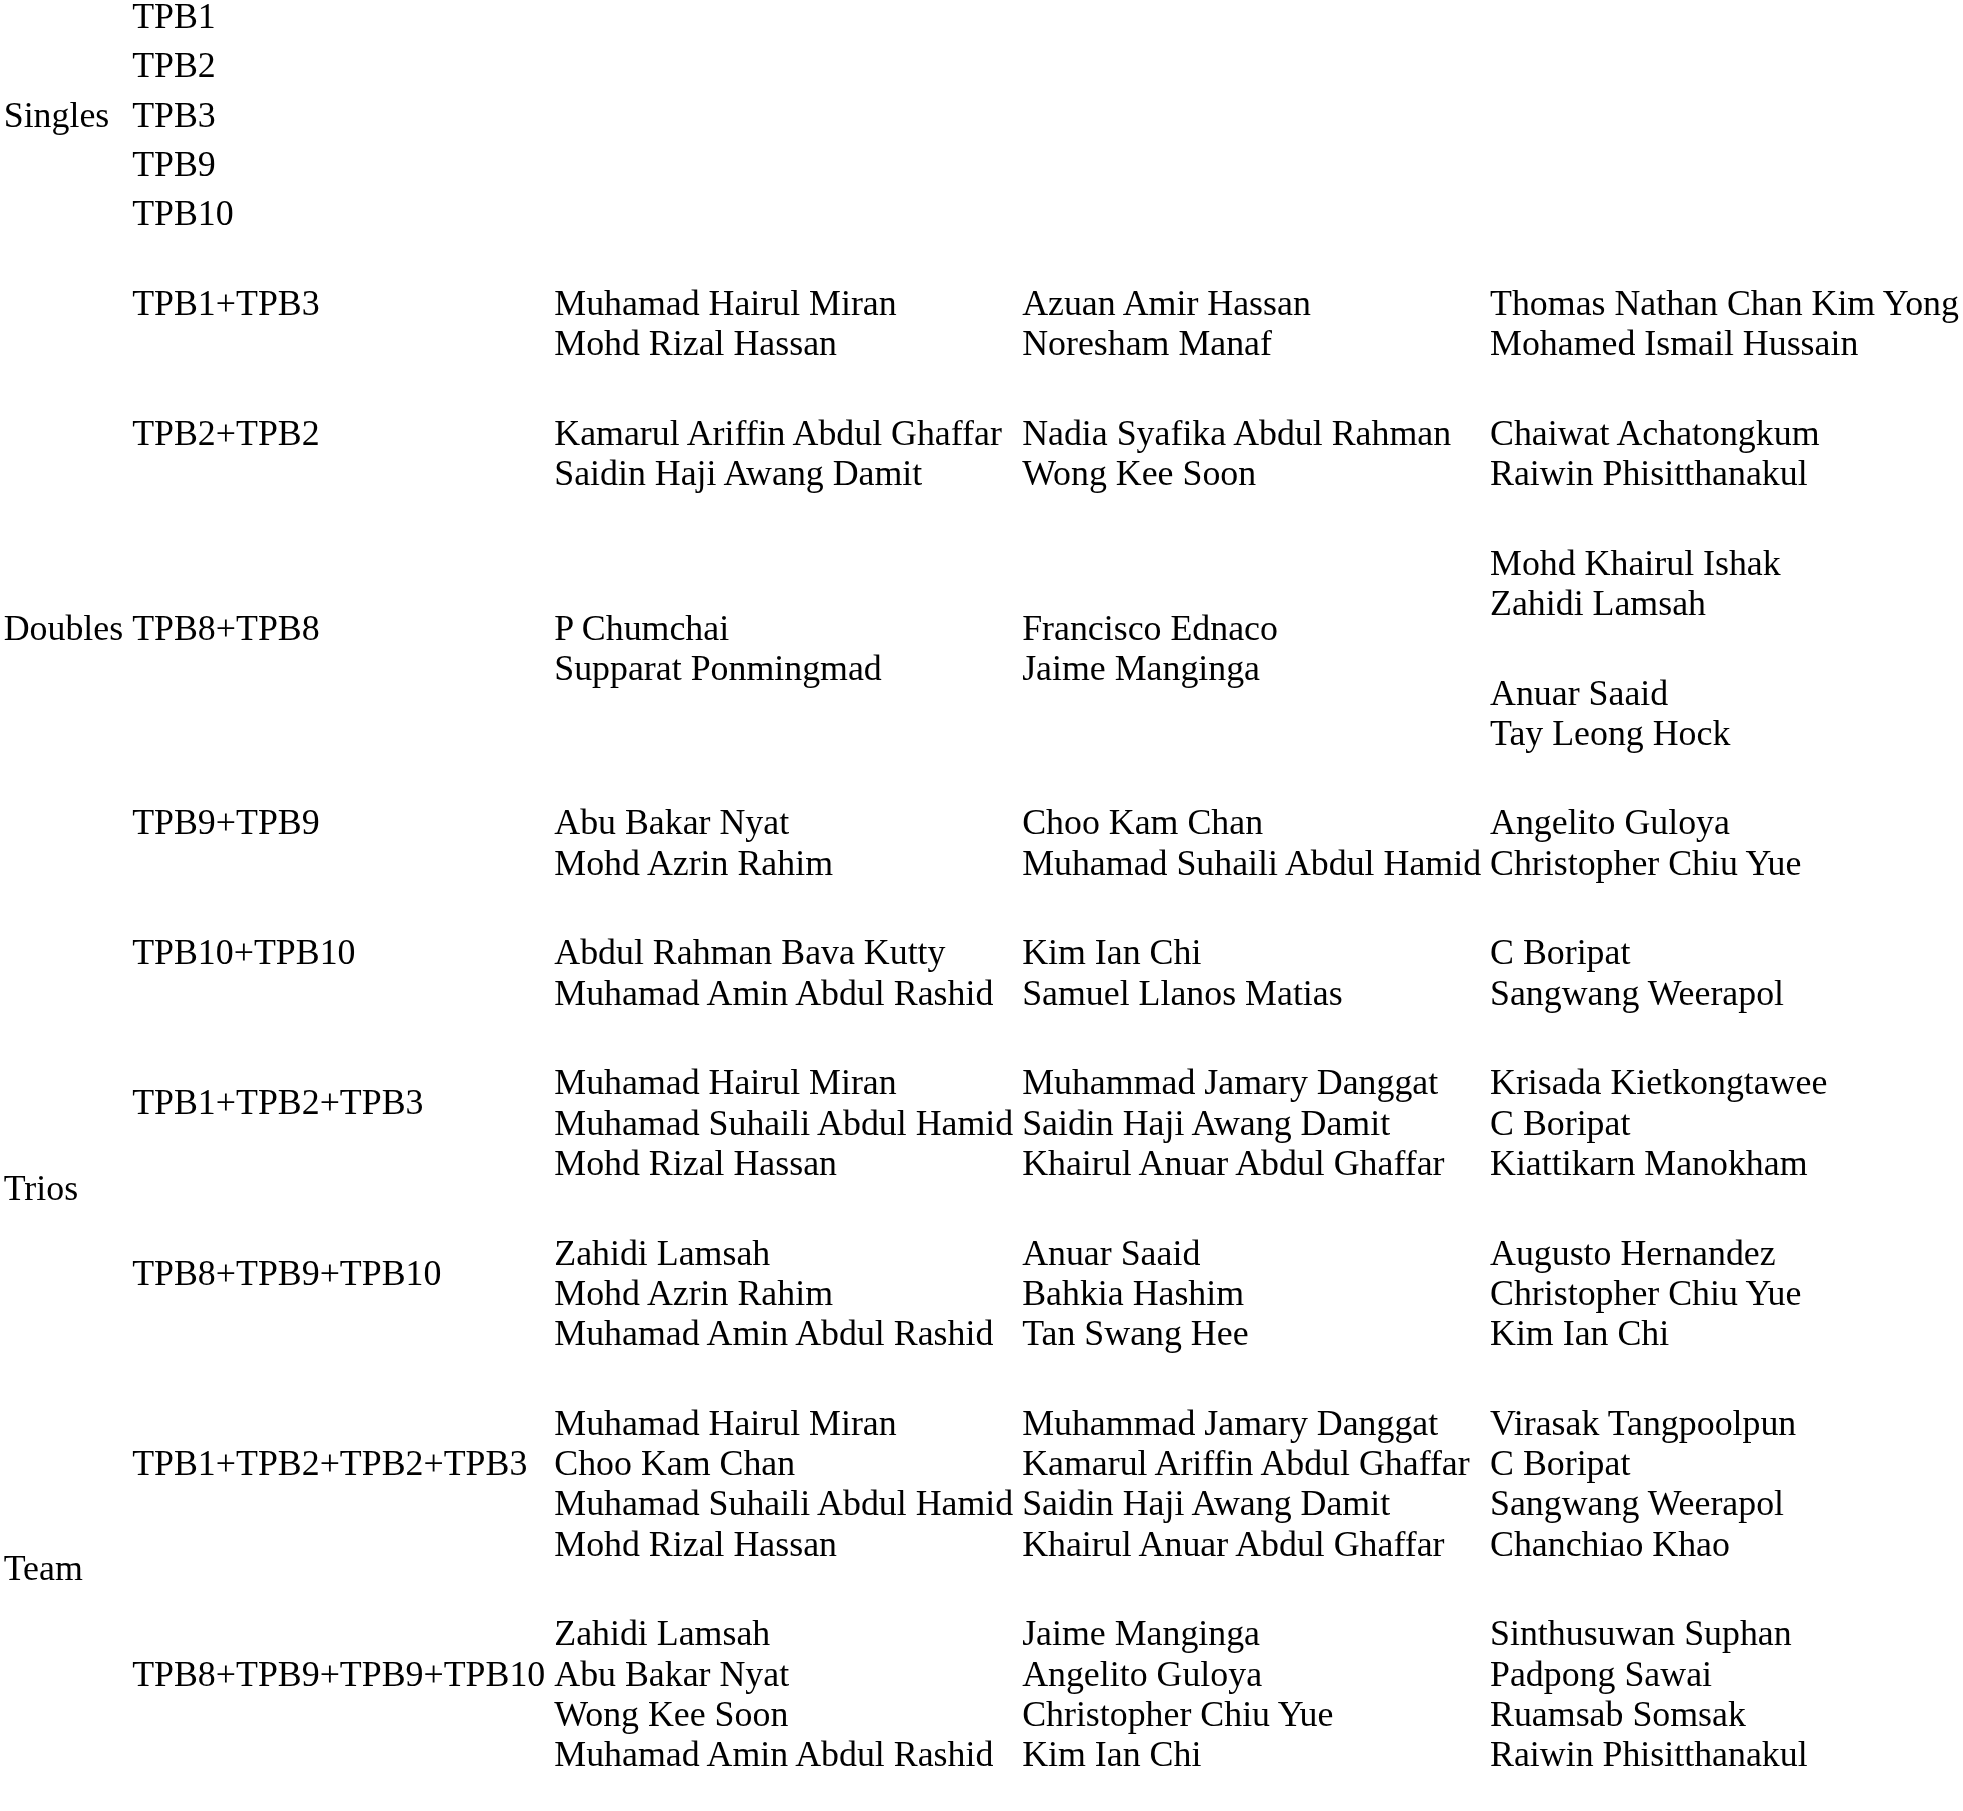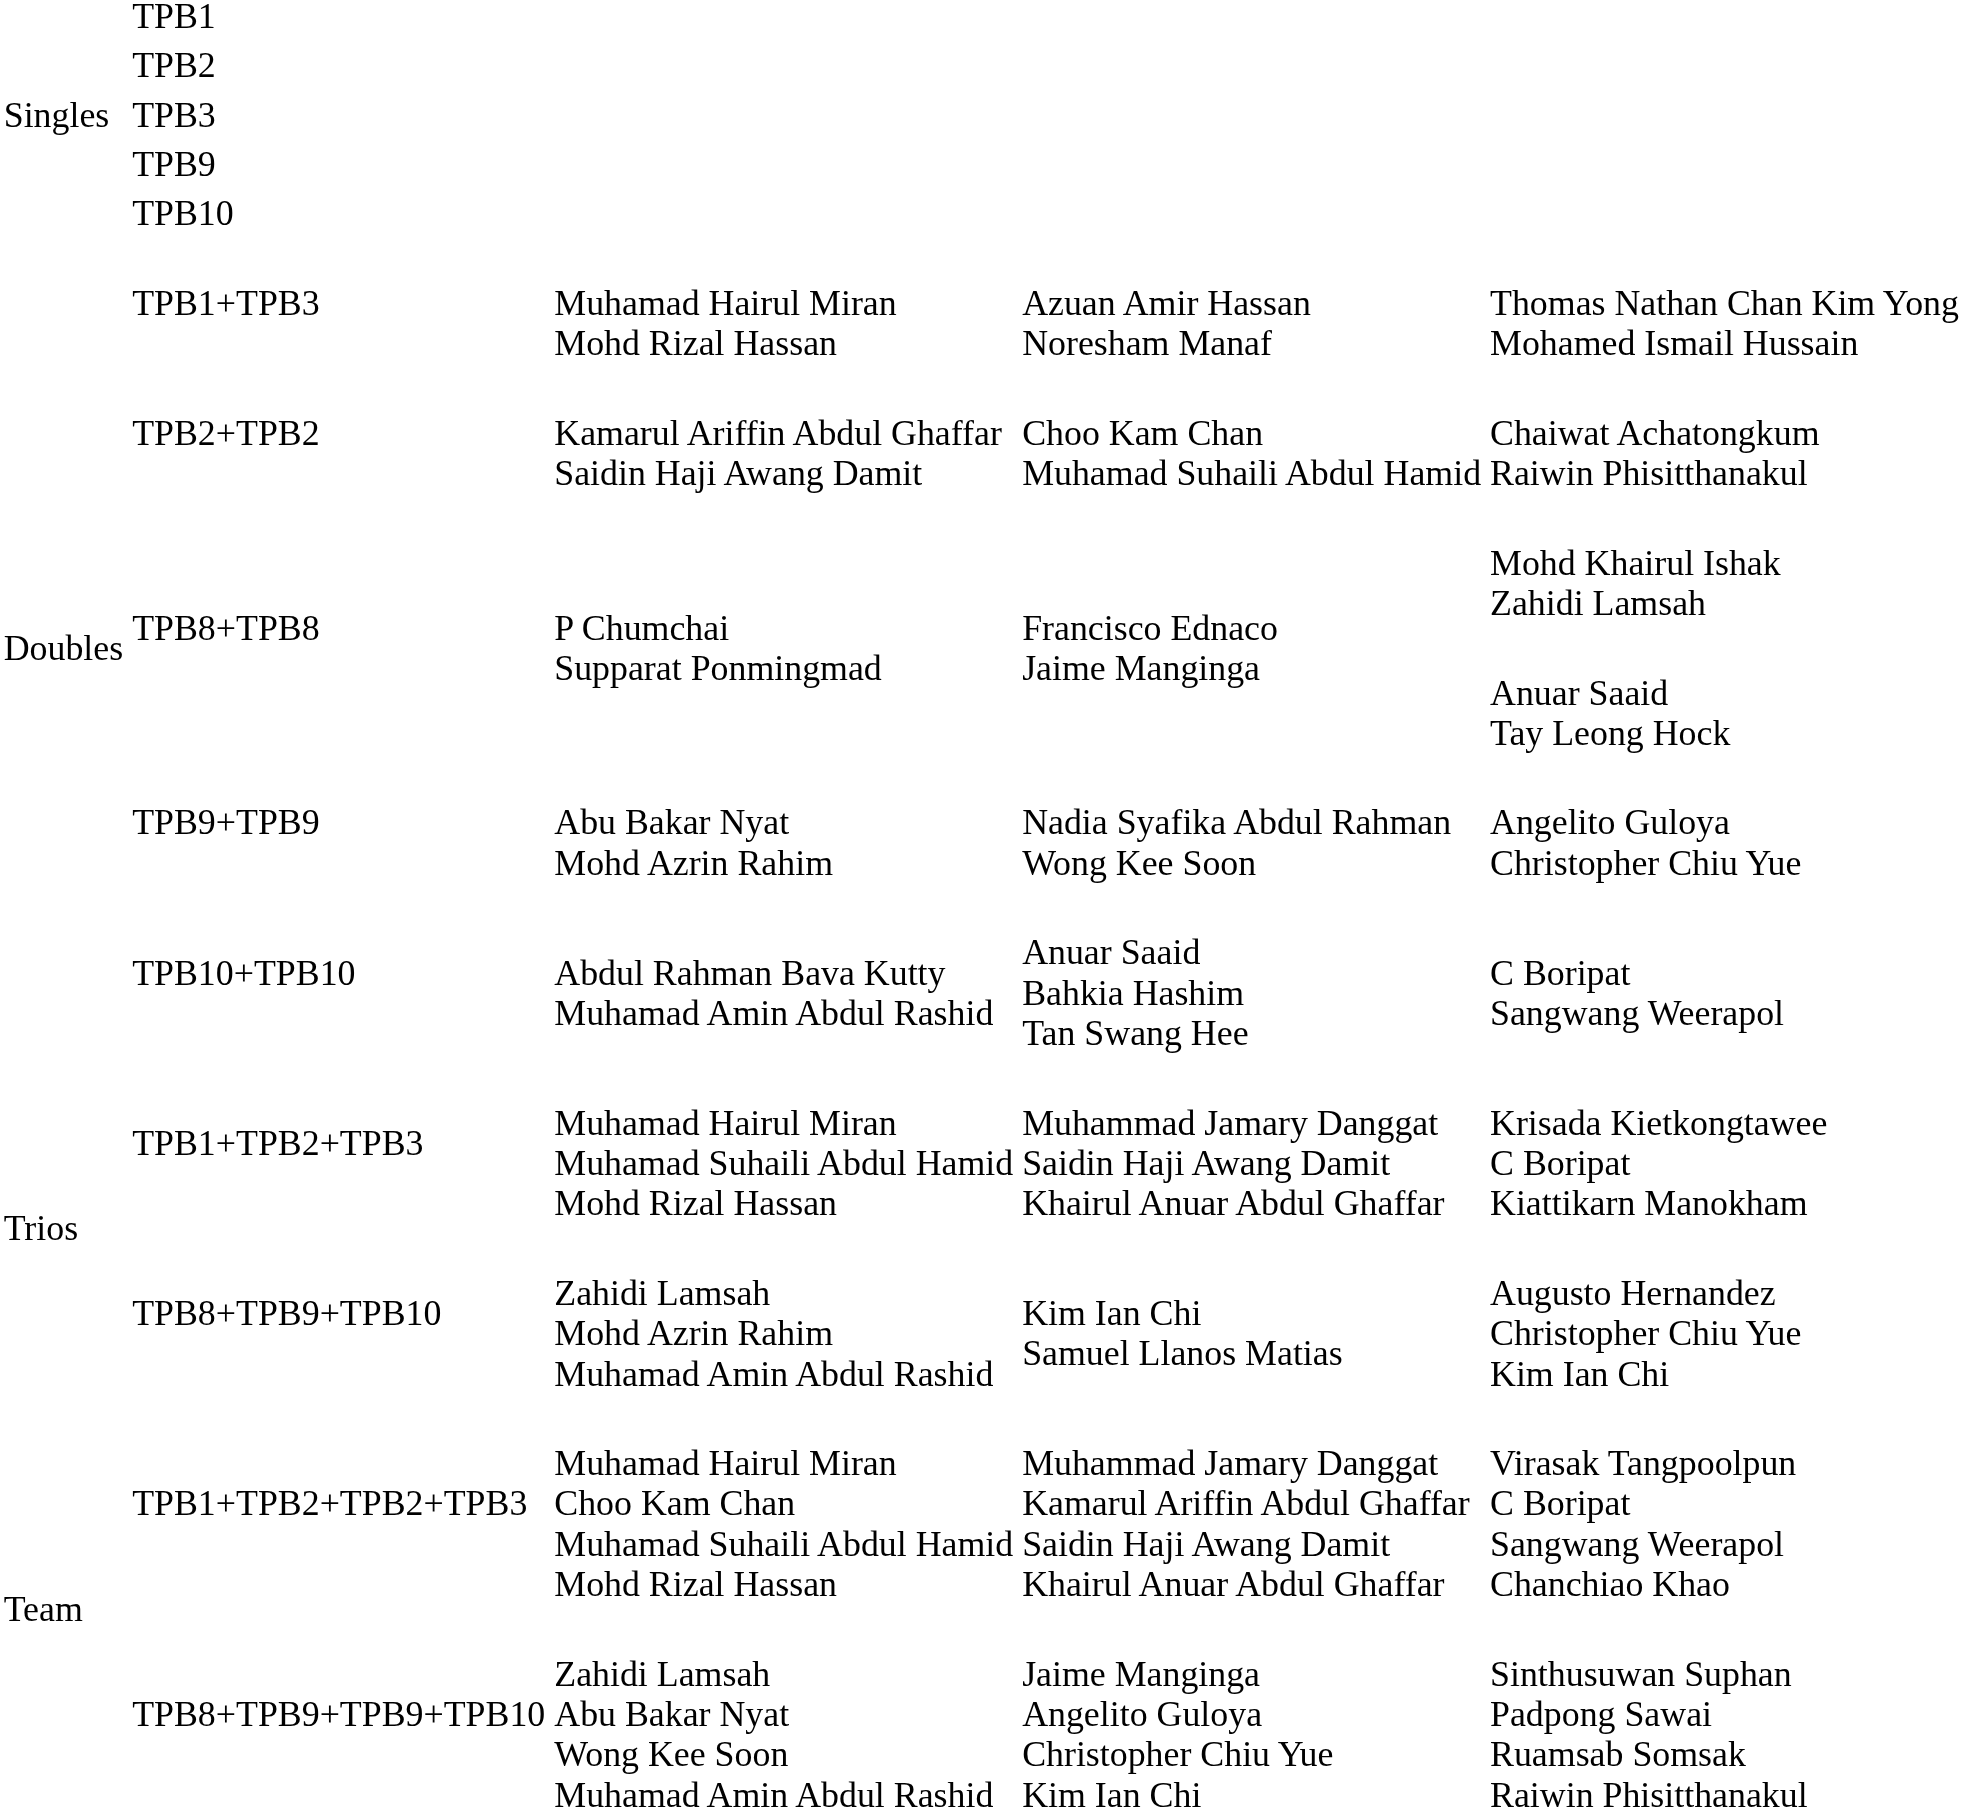(1237, 453) Nadia Syafika Abdul Rahman Wong Kee Soon -> (1252, 453) Choo Kam Chan Muhamad Suhaili Abdul Hamid
(1252, 842) Choo Kam Chan Muhamad Suhaili Abdul Hamid -> (1237, 842) Nadia Syafika Abdul Rahman Wong Kee Soon
(1182, 972) Kim Ian Chi Samuel Llanos Matias -> (1135, 992) Anuar Saaid Bahkia Hashim Tan Swang Hee
(1135, 1293) Anuar Saaid Bahkia Hashim Tan Swang Hee -> (1182, 1333) Kim Ian Chi Samuel Llanos Matias
